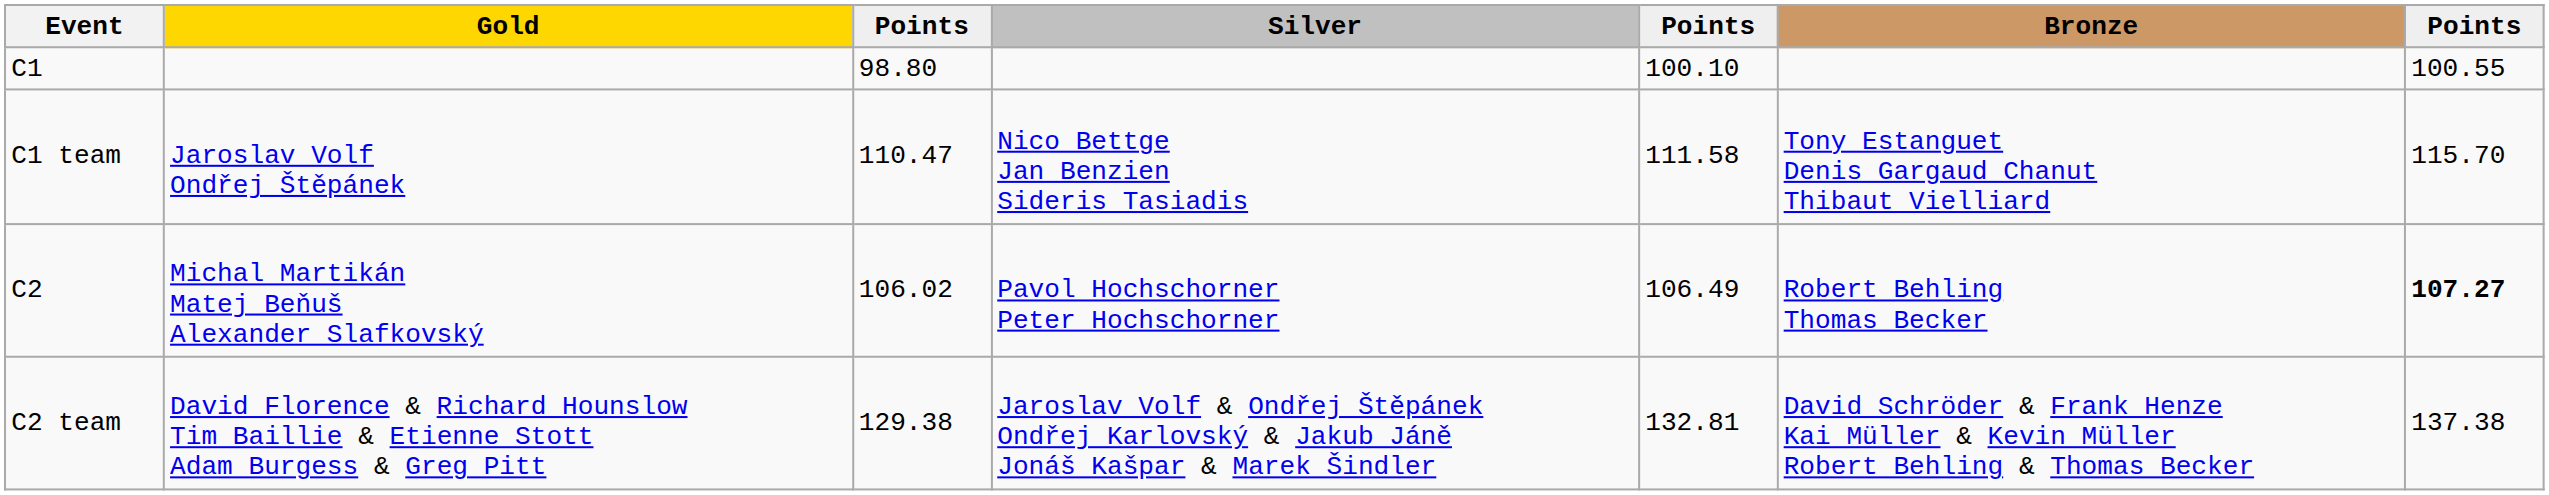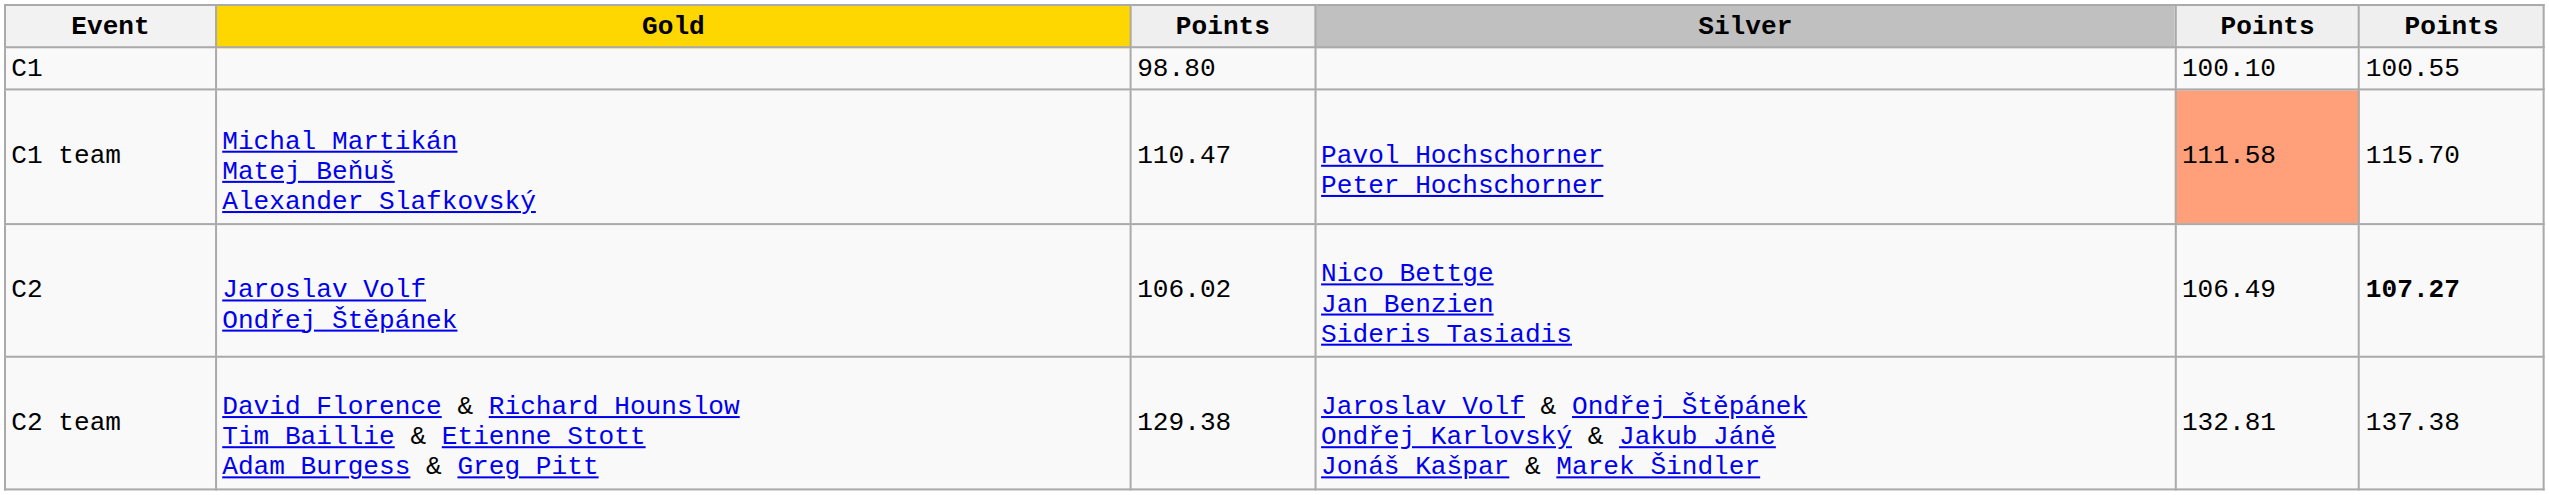- column: (2091, 26)
(288, 172) Jaroslav Volf Ondřej Štěpánek -> (379, 172) Michal Martikán Matej Beňuš Alexander Slafkovský
(1123, 172) Nico Bettge Jan Benzien Sideris Tasiadis -> (1462, 172) Pavol Hochschorner Peter Hochschorner
(1692, 157) no background -> (2229, 157) lightsalmon background
(327, 305) Michal Martikán Matej Beňuš Alexander Slafkovský -> (340, 305) Jaroslav Volf Ondřej Štěpánek
(1138, 305) Pavol Hochschorner Peter Hochschorner -> (1447, 305) Nico Bettge Jan Benzien Sideris Tasiadis
